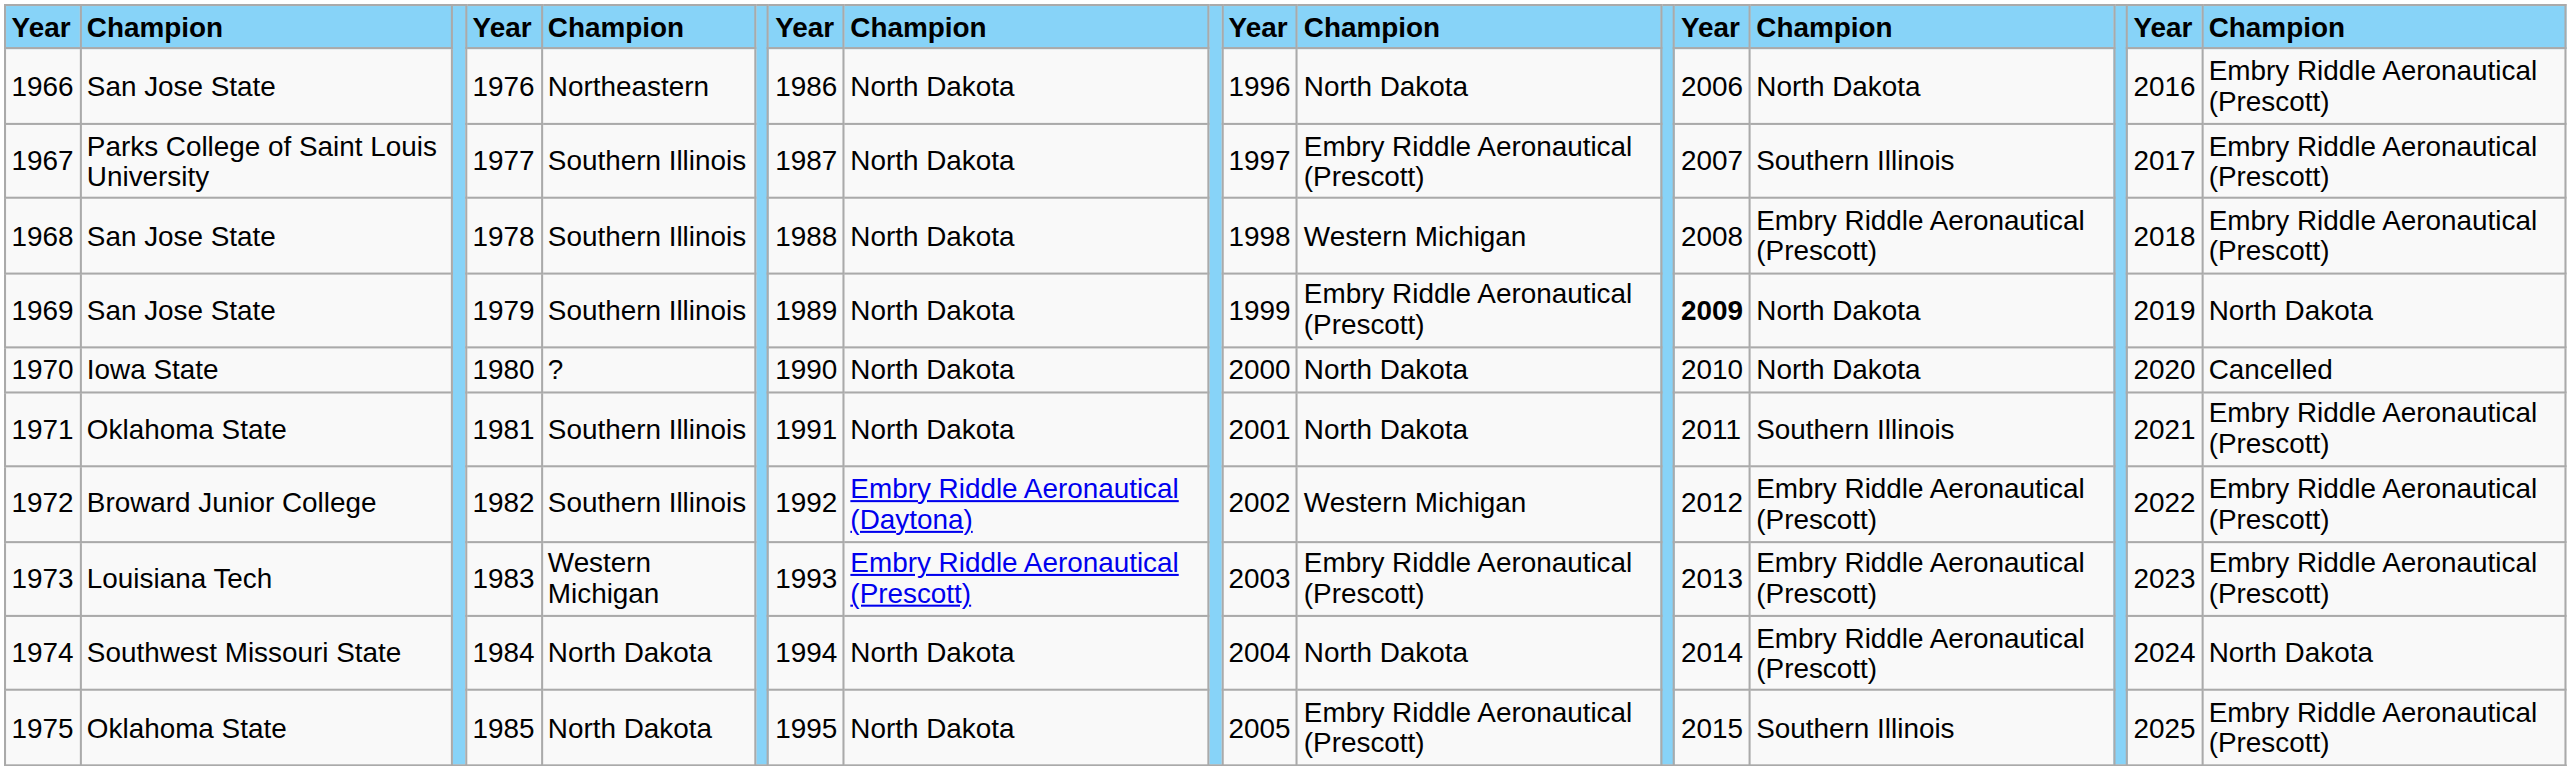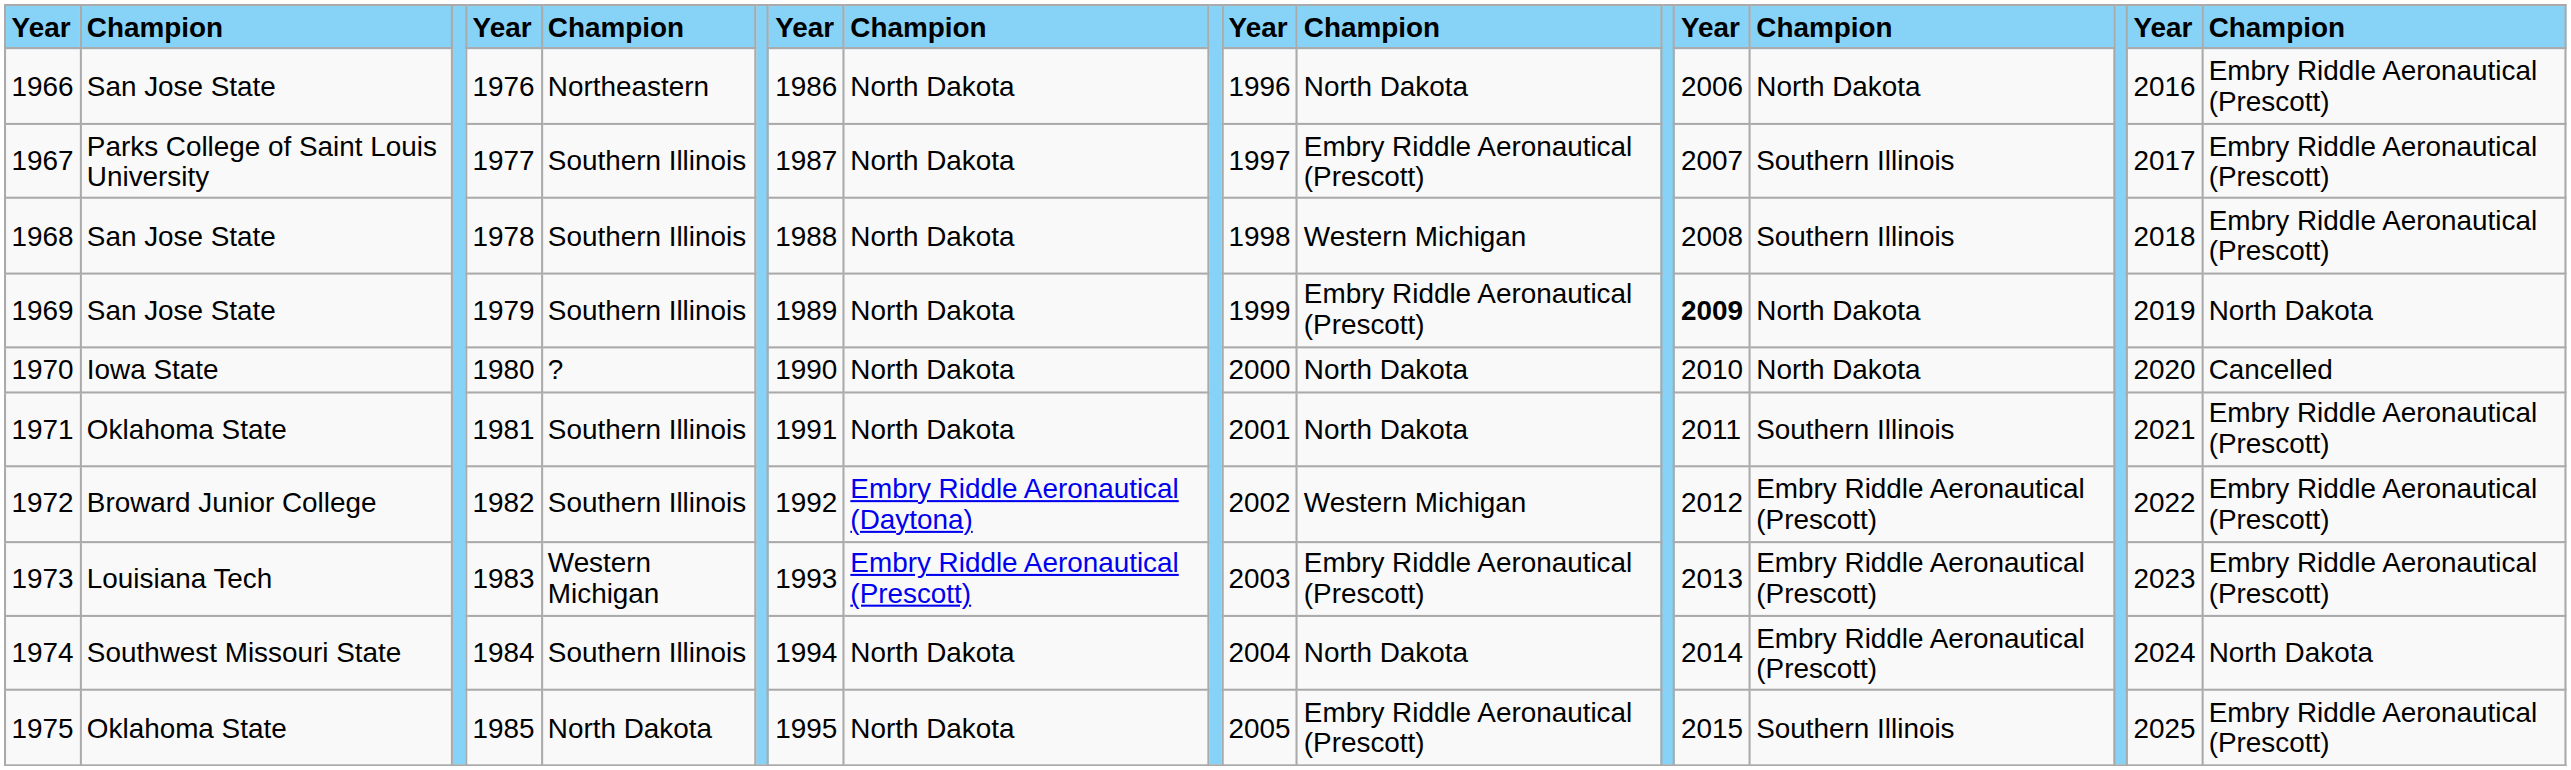(1920, 235) Embry Riddle Aeronautical (Prescott) -> (1855, 235) Southern Illinois
(630, 653) North Dakota -> (647, 653) Southern Illinois
